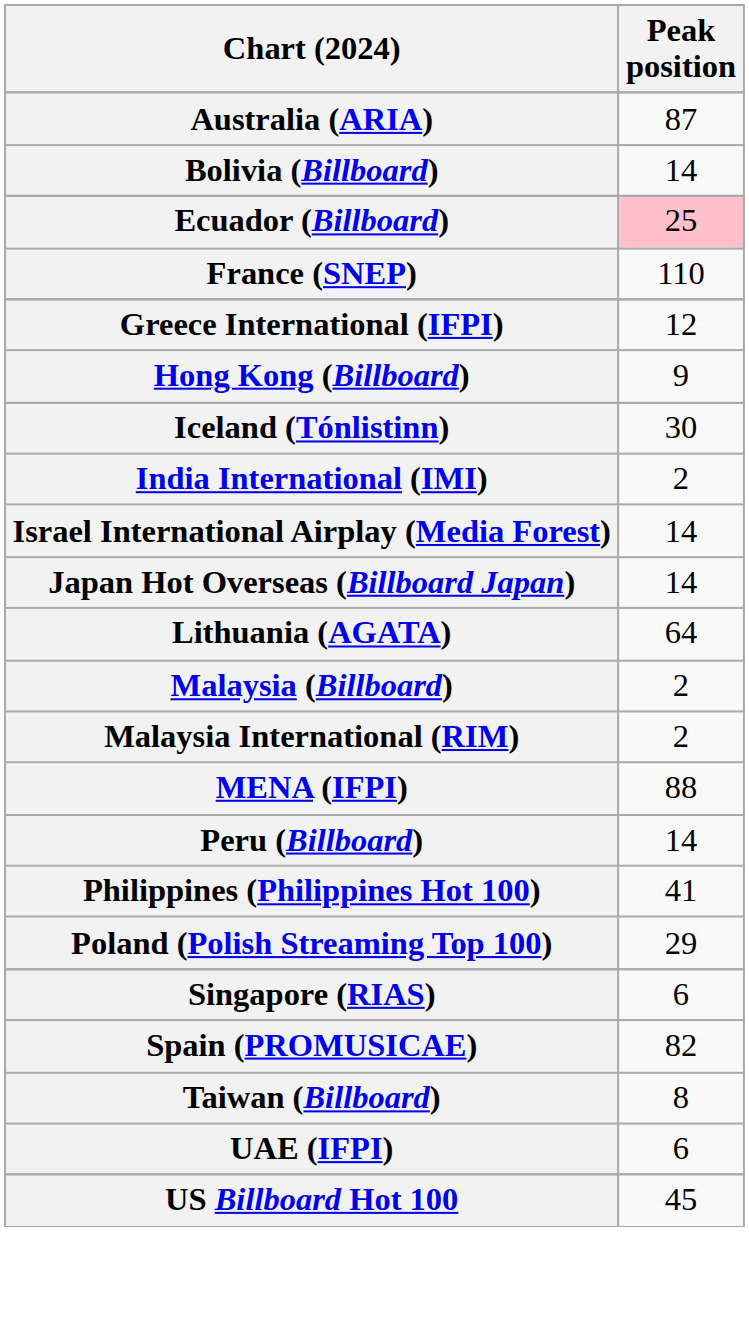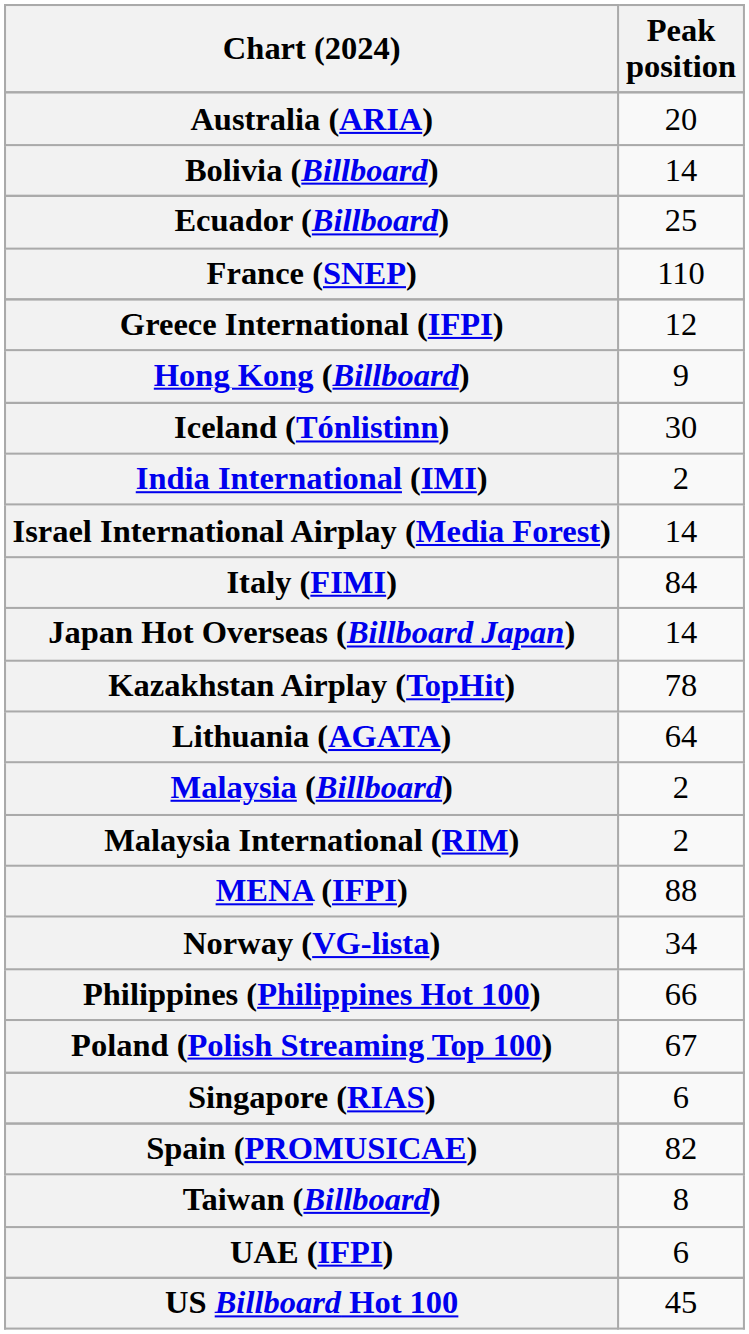(681, 118) 87 -> (681, 118) 20
(681, 221) pink background -> (681, 221) no background
+ row: (312, 581)
+ row: (312, 684)
+ row: (312, 942)
- row: (312, 839)
(681, 890) 41 -> (681, 993) 66
(681, 942) 29 -> (681, 1045) 67
